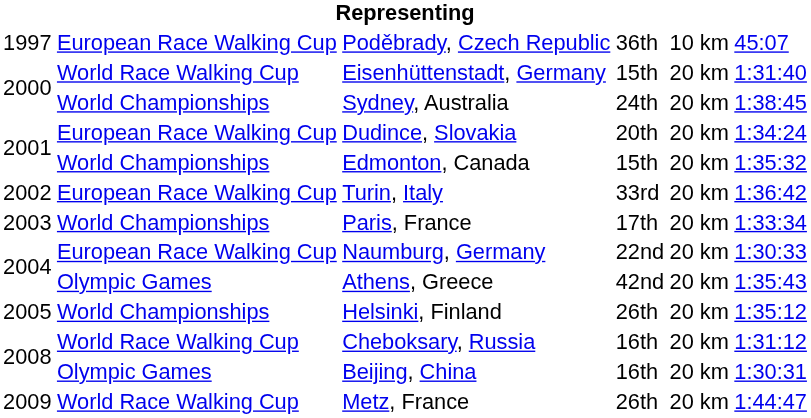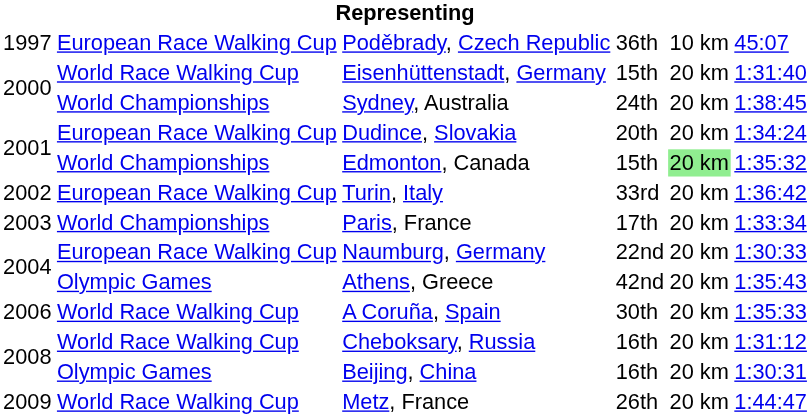(699, 162) no background -> (699, 162) lightgreen background
- row: (422, 312)
+ row: (421, 312)
